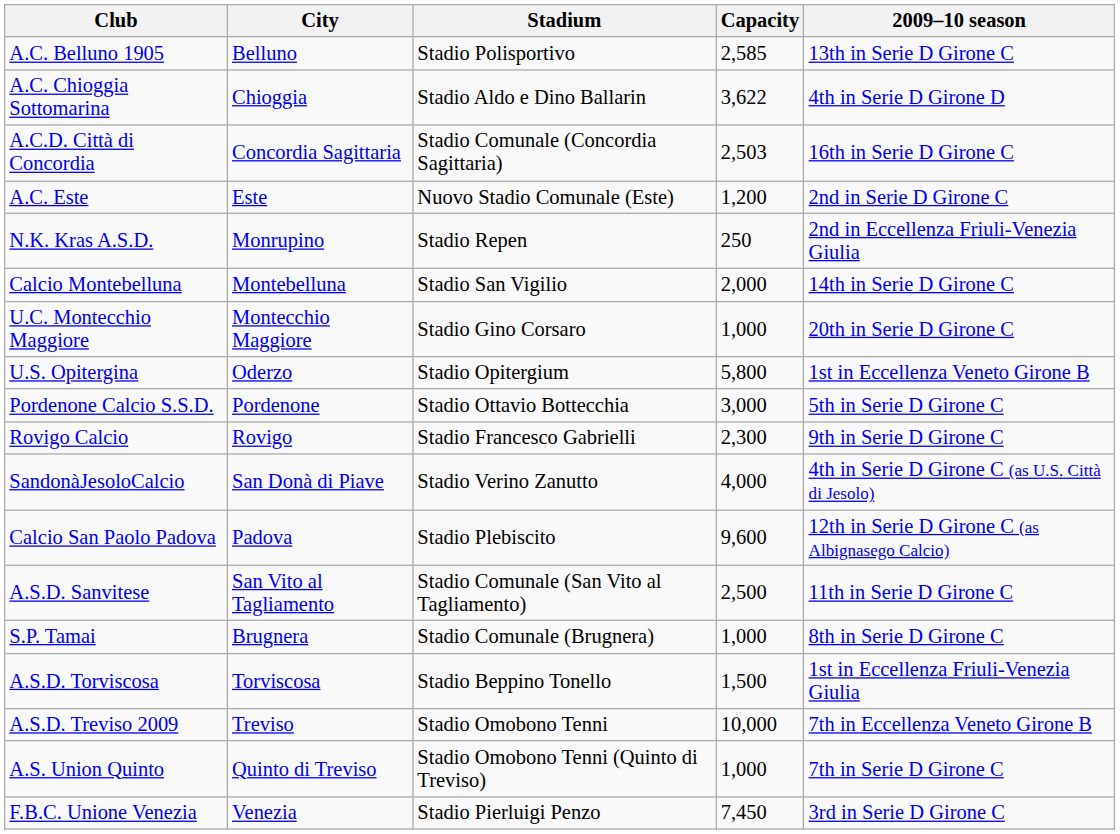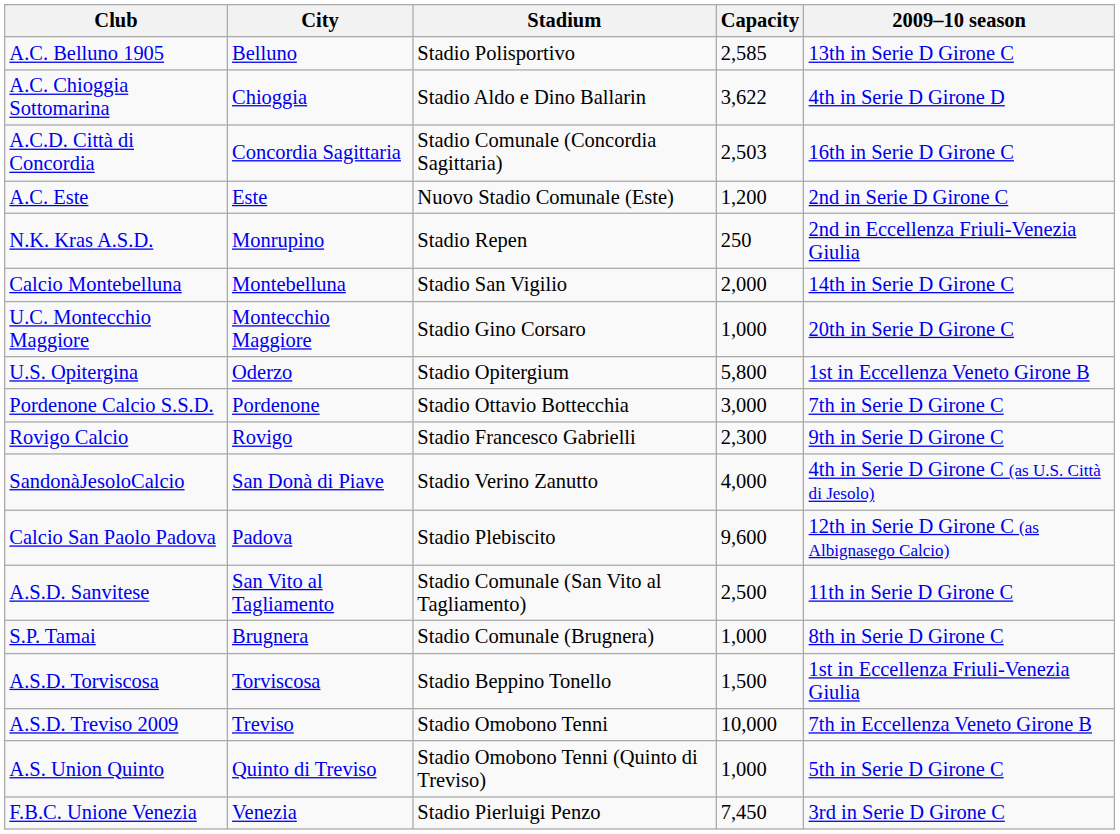(906, 405) 5th in Serie D Girone C -> (906, 405) 7th in Serie D Girone C
(906, 768) 7th in Serie D Girone C -> (906, 768) 5th in Serie D Girone C
